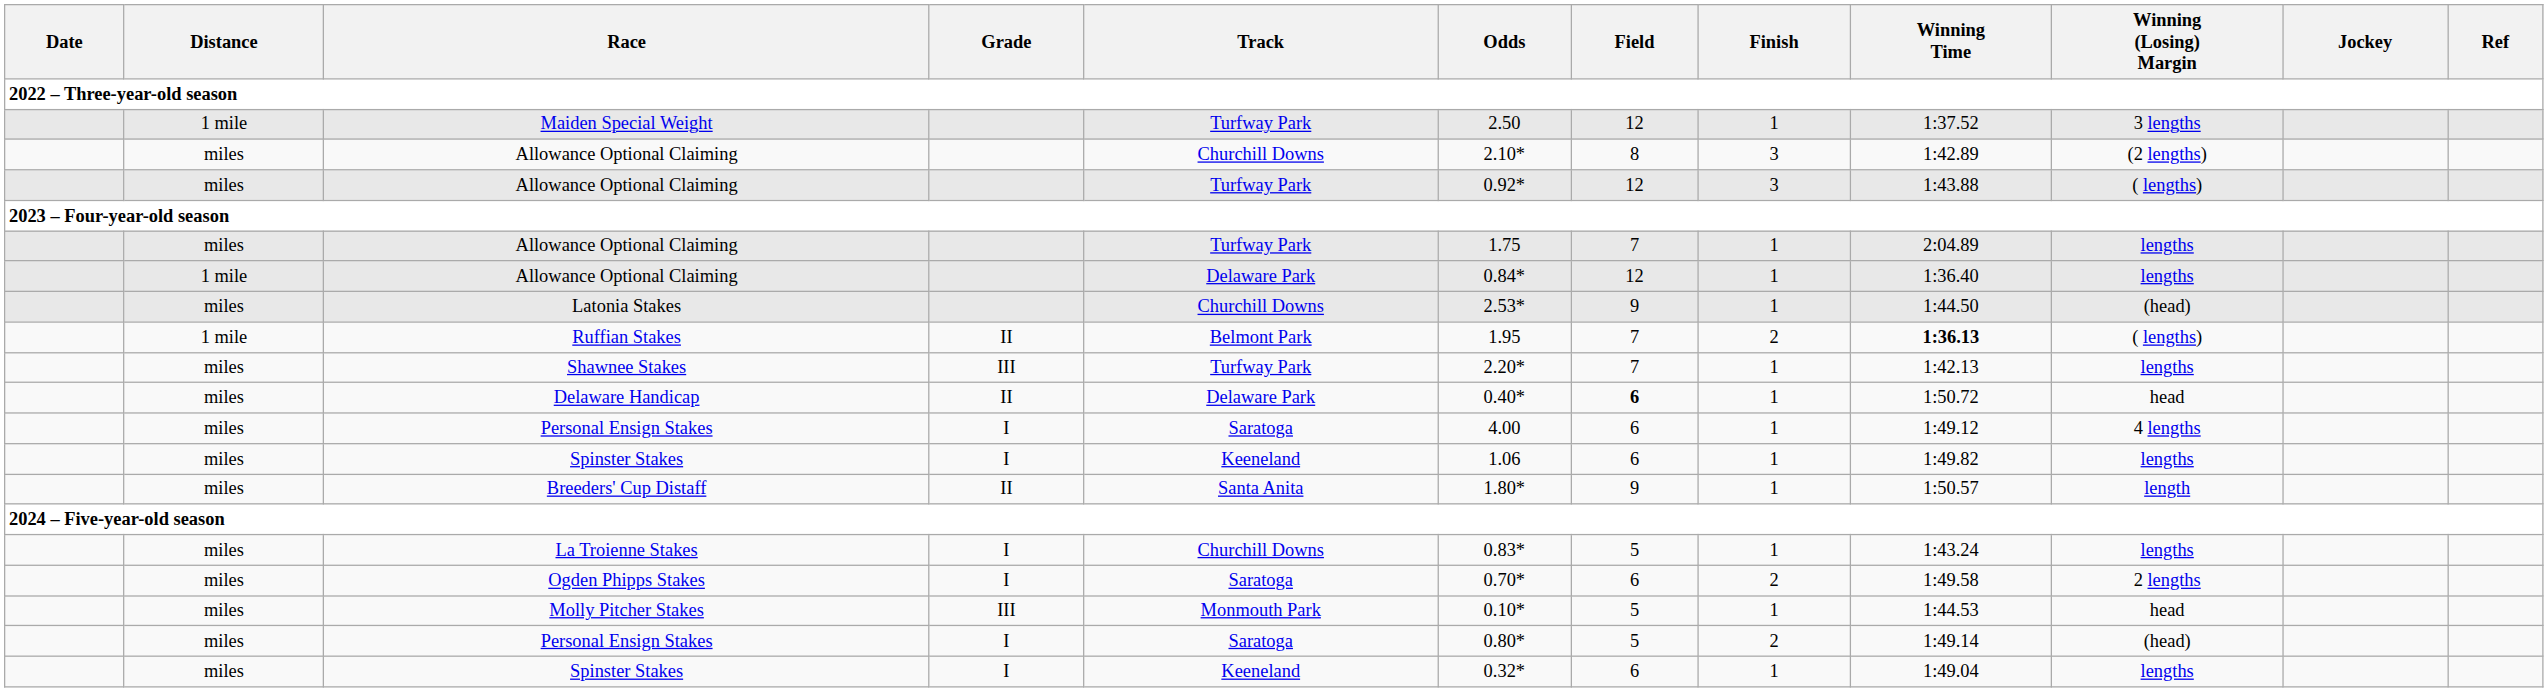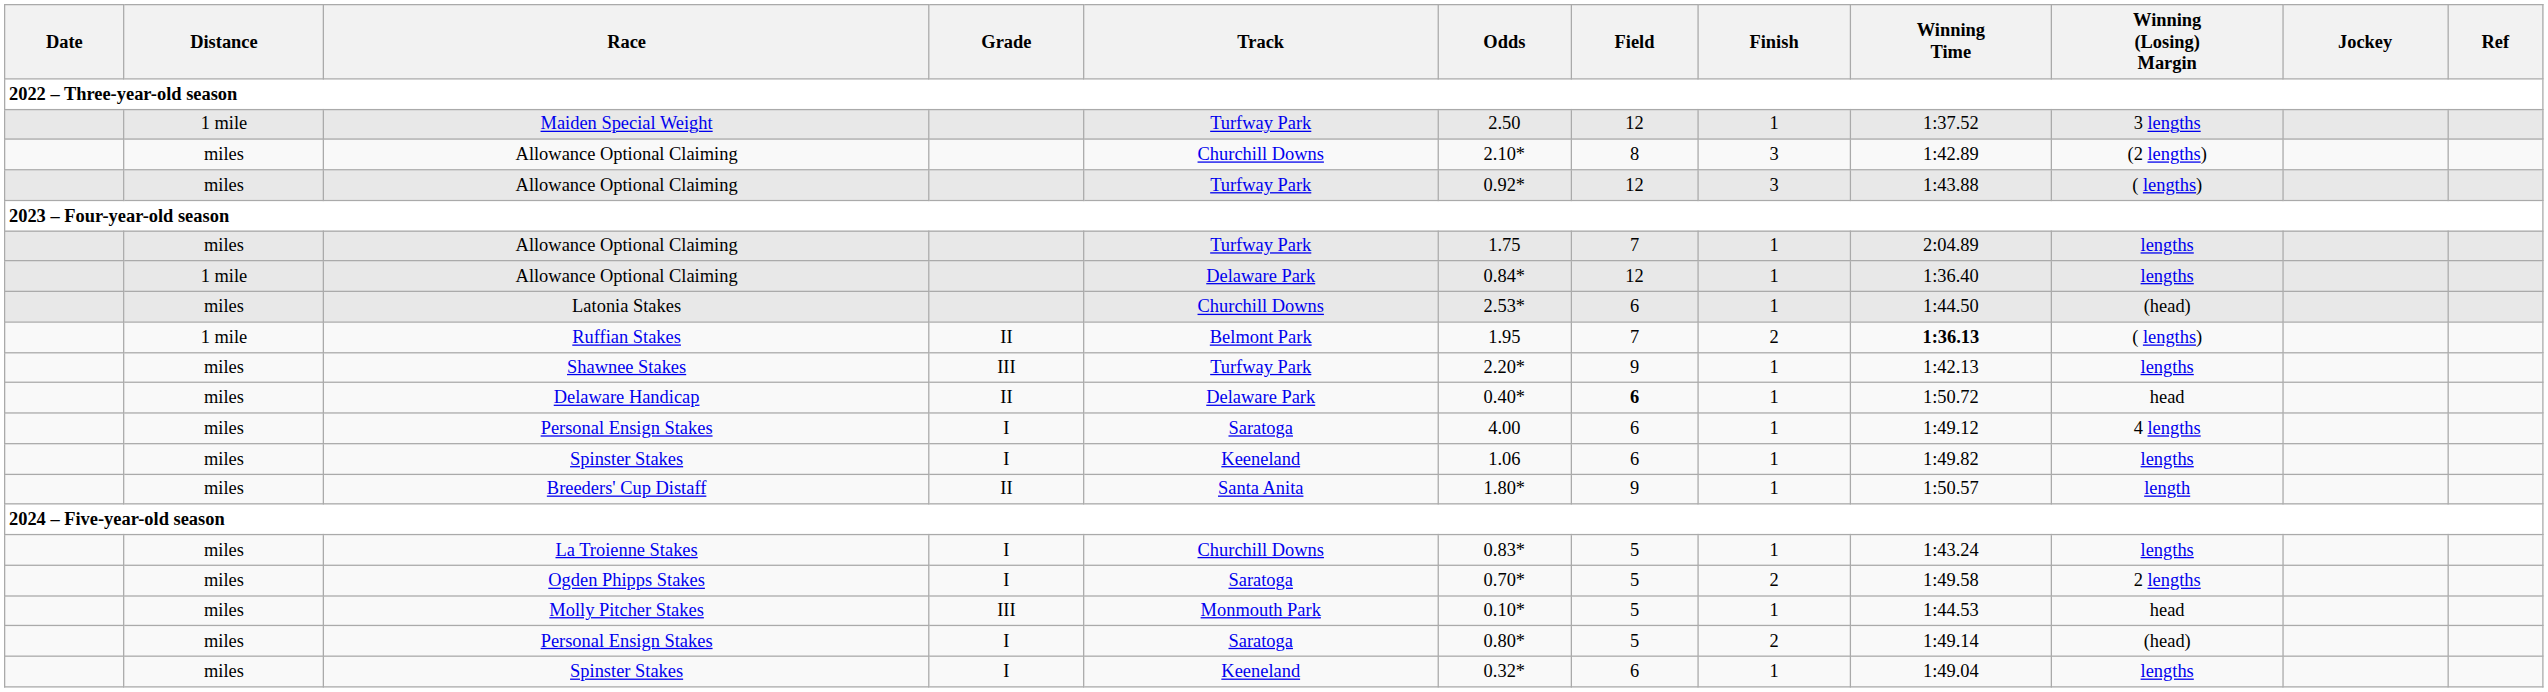(1635, 306) 9 -> (1635, 306) 6
(1635, 367) 7 -> (1635, 367) 9
(1635, 580) 6 -> (1635, 580) 5
